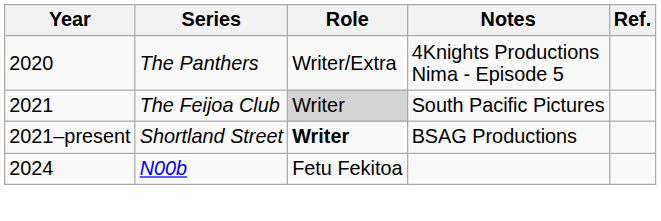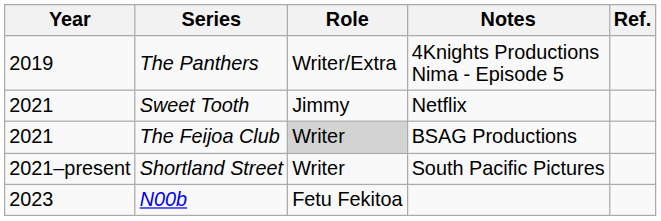(31, 62) 2020 -> (31, 62) 2019
+ row: (194, 105)
(508, 105) South Pacific Pictures -> (494, 136) BSAG Productions
(321, 136) bold -> (318, 168) normal
(494, 136) BSAG Productions -> (508, 168) South Pacific Pictures
(31, 168) 2024 -> (31, 199) 2023
